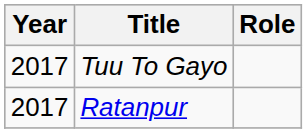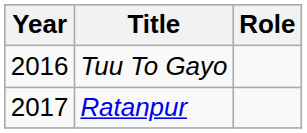(40, 66) 2017 -> (40, 66) 2016
